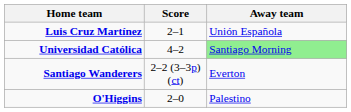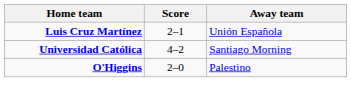(250, 49) lightgreen background -> (250, 49) no background
- row: (93, 73)
